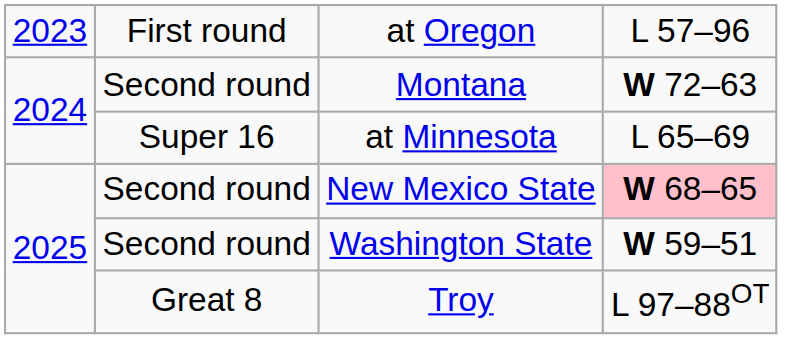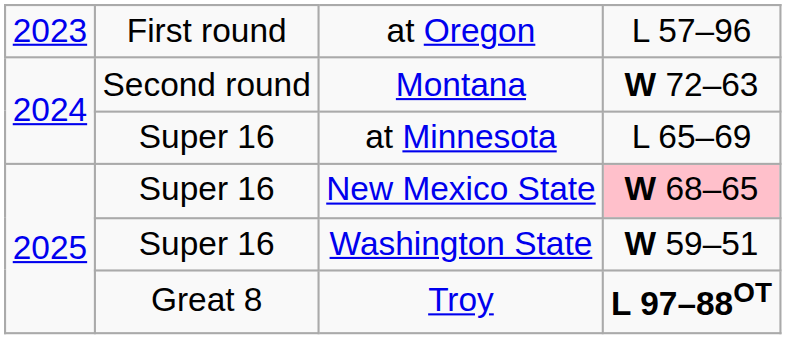(207, 190) Second round -> (207, 190) Super 16
(207, 243) Second round -> (207, 243) Super 16
(690, 300) normal -> (692, 300) bold
